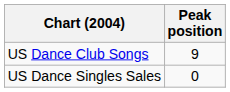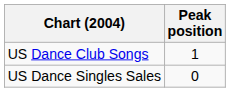(195, 53) 9 -> (195, 53) 1
